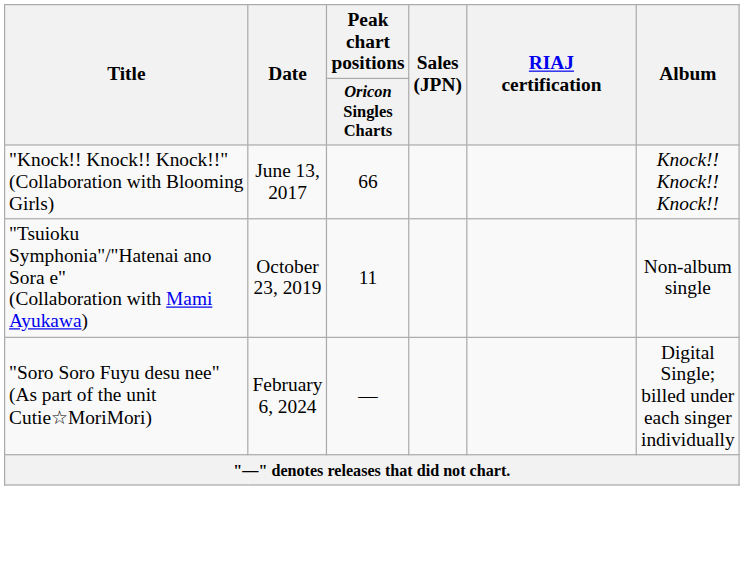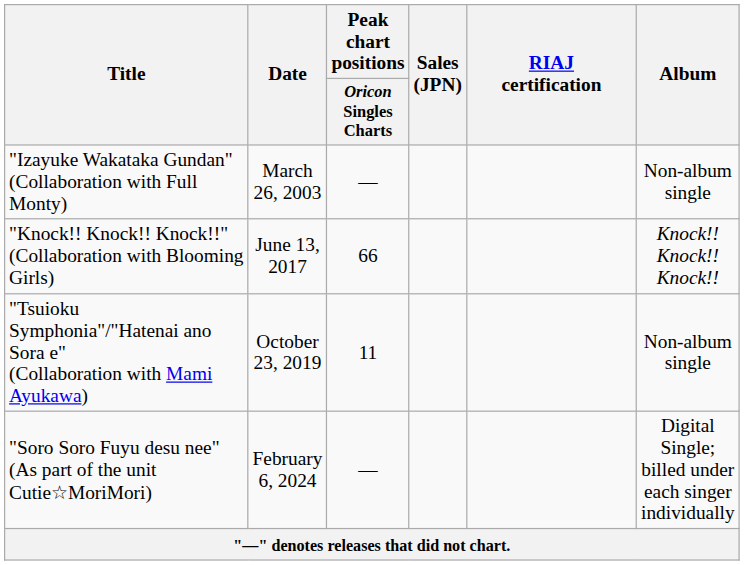+ row: (121, 181)
